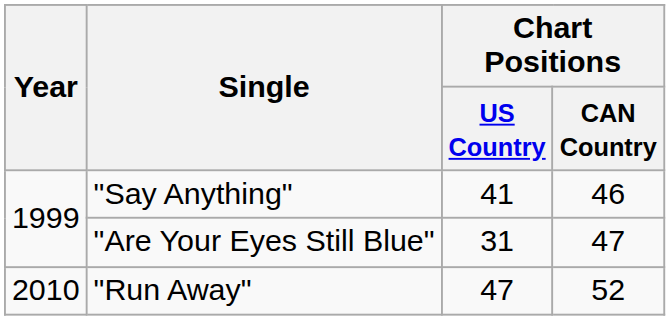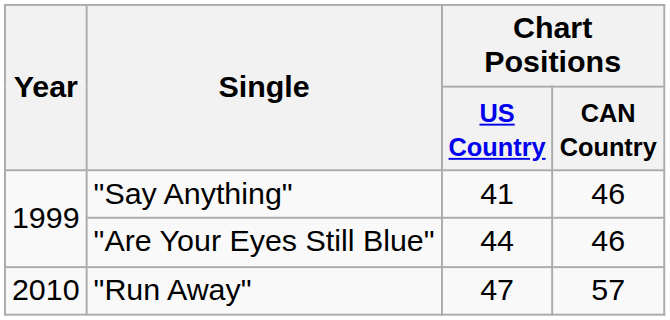(497, 241) 31 -> (497, 241) 44
(608, 241) 47 -> (608, 241) 46
(608, 289) 52 -> (608, 289) 57
